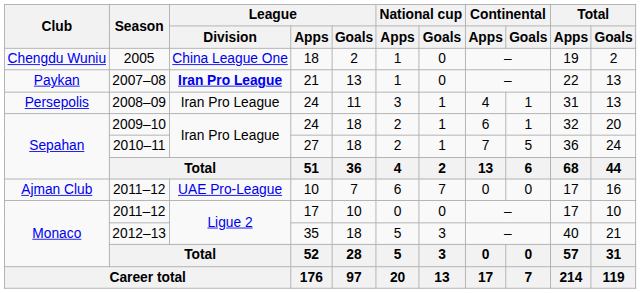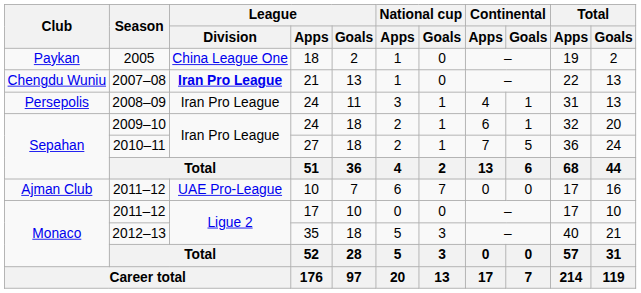(57, 59) Chengdu Wuniu -> (57, 59) Paykan
(57, 80) Paykan -> (57, 80) Chengdu Wuniu
